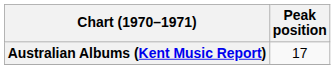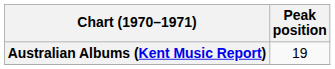(300, 53) 17 -> (300, 53) 19
